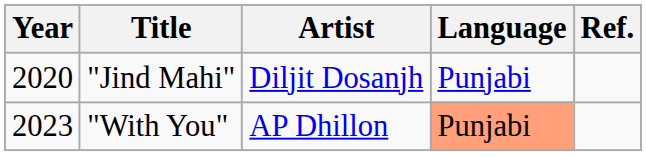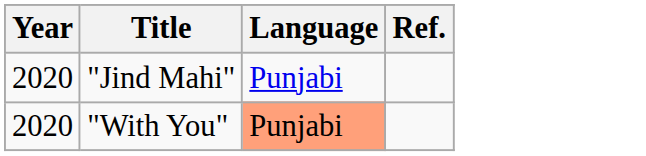- column: (336, 28)
(43, 125) 2023 -> (43, 125) 2020
